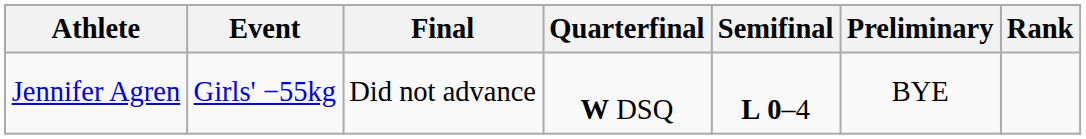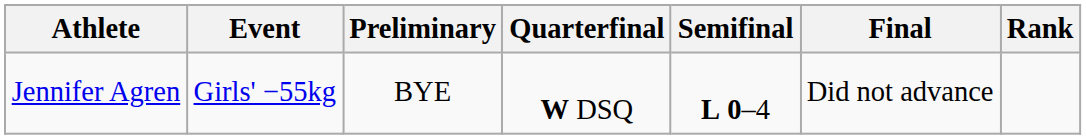columns swapped: (920, 28) <-> (443, 28)
